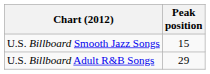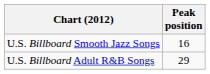(184, 43) 15 -> (184, 43) 16
